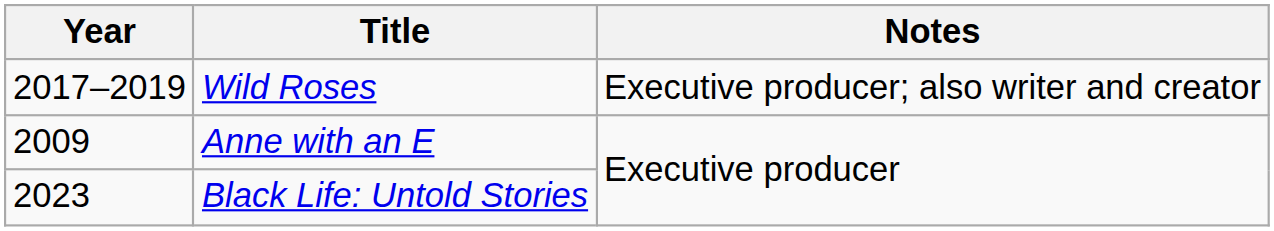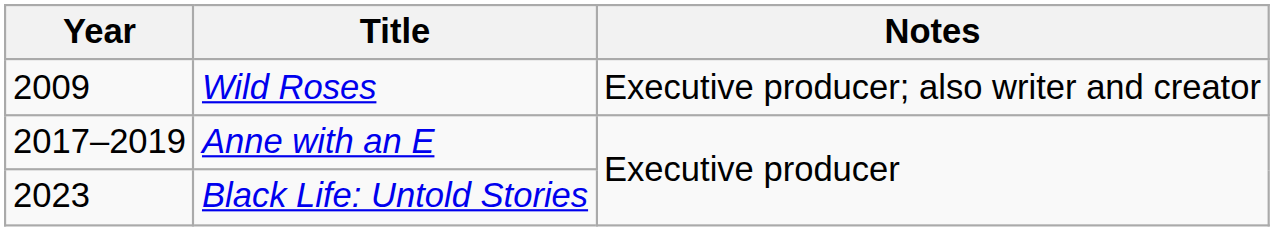(100, 86) 2017–2019 -> (51, 86) 2009
(51, 141) 2009 -> (100, 141) 2017–2019
